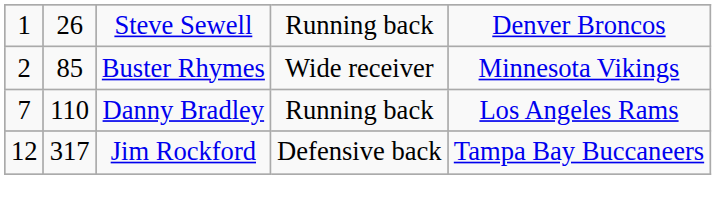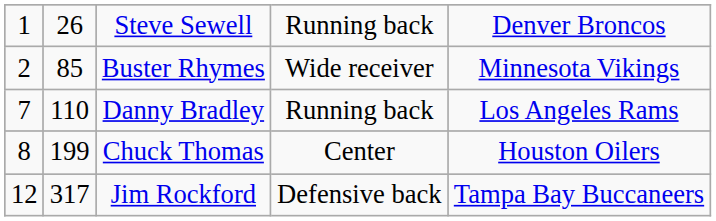+ row: (183, 151)
